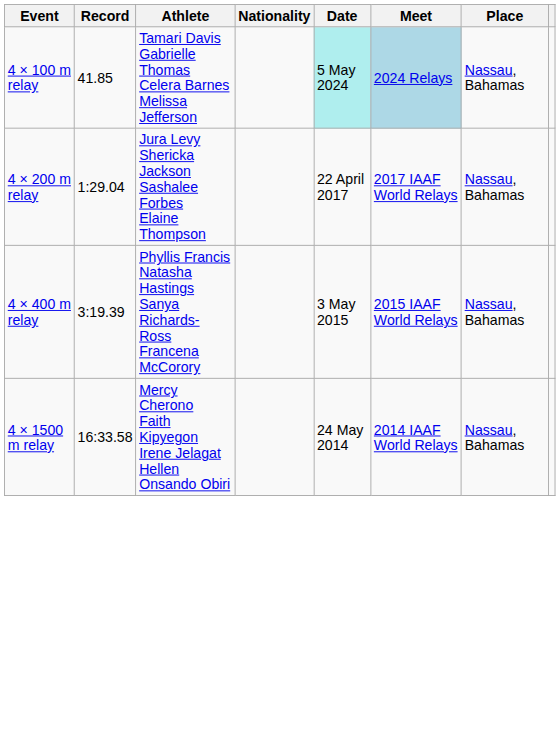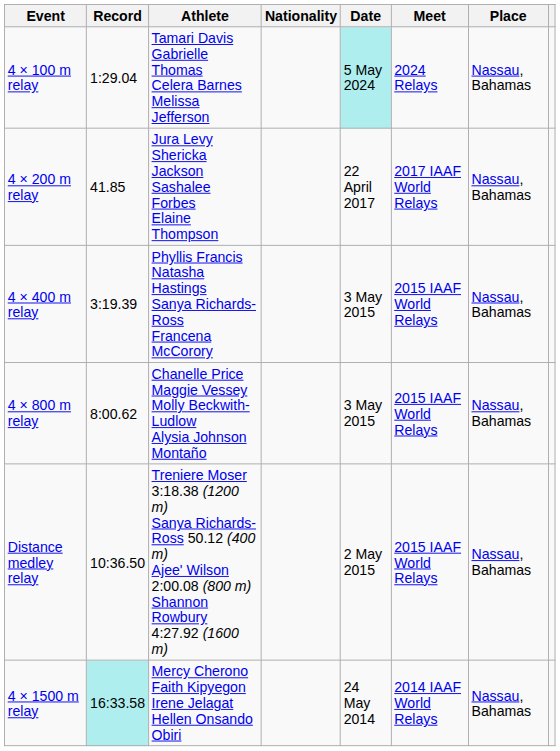(95, 78) 41.85 -> (114, 78) 1:29.04
(413, 78) lightblue background -> (416, 78) no background
(101, 187) 1:29.04 -> (108, 187) 41.85
+ row: (39, 414)
+ row: (35, 563)
(105, 437) no background -> (118, 703) paleturquoise background
